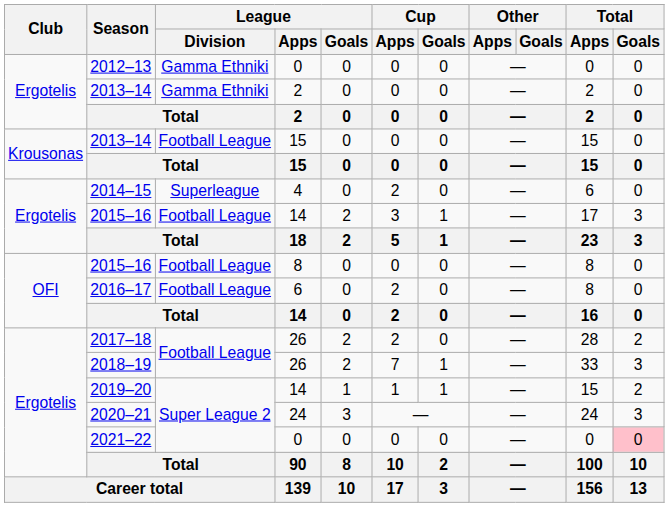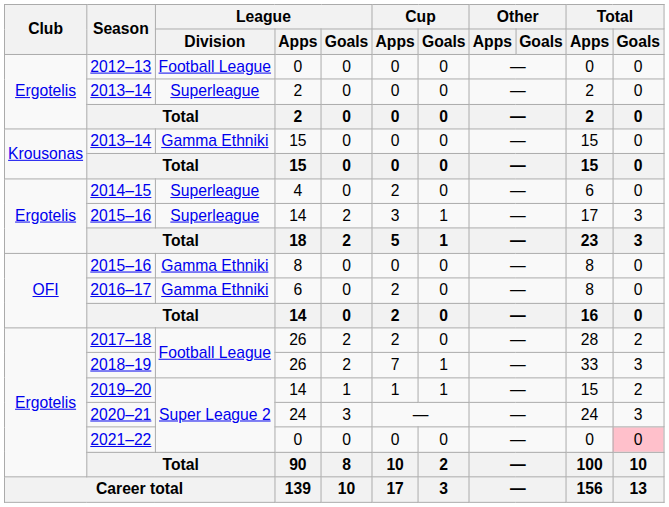(215, 66) Gamma Ethniki -> (215, 66) Football League
(215, 91) Gamma Ethniki -> (215, 91) Superleague
(215, 141) Football League -> (215, 141) Gamma Ethniki
(215, 215) Football League -> (215, 215) Superleague
(215, 265) Football League -> (215, 265) Gamma Ethniki
(215, 290) Football League -> (215, 290) Gamma Ethniki
